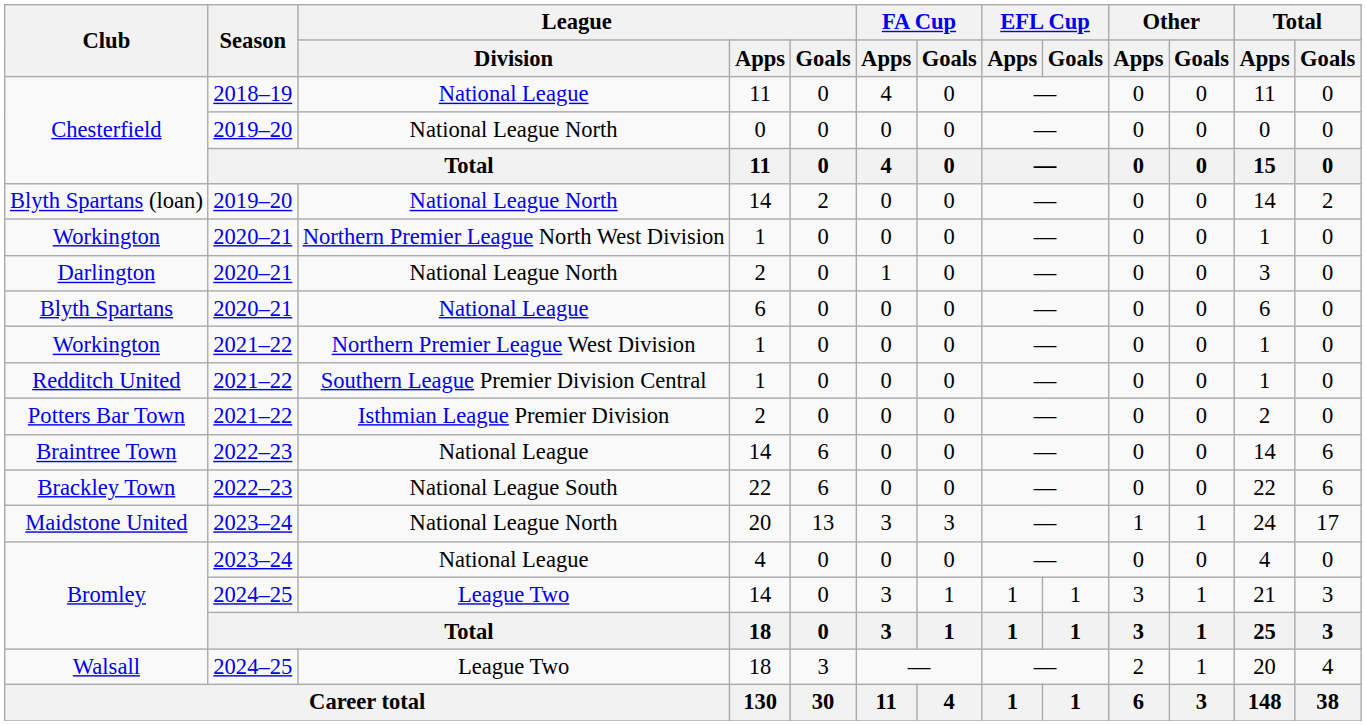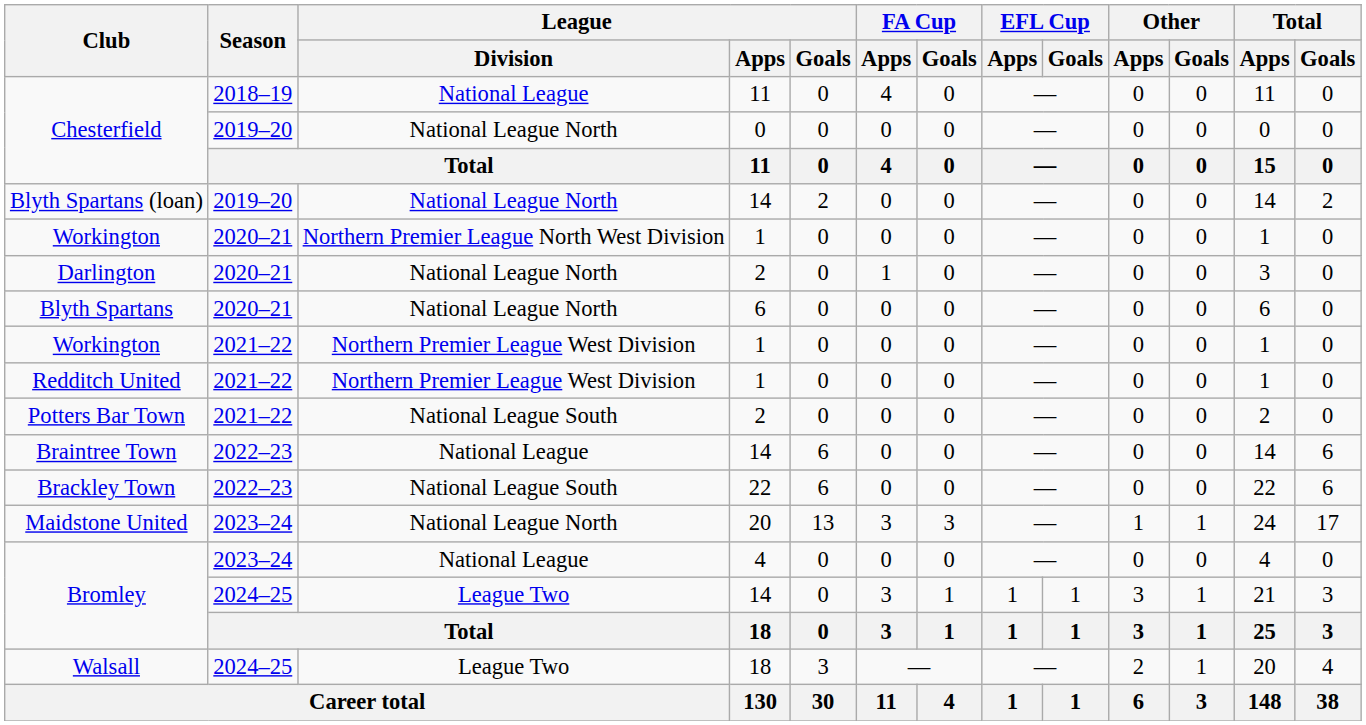(514, 308) National League -> (514, 308) National League North
(514, 380) Southern League Premier Division Central -> (514, 380) Northern Premier League West Division
(514, 415) Isthmian League Premier Division -> (514, 415) National League South
